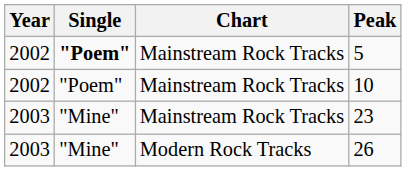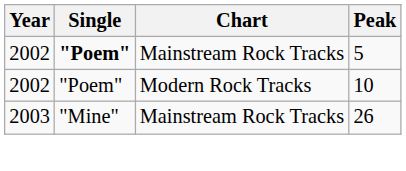(242, 85) Mainstream Rock Tracks -> (226, 85) Modern Rock Tracks
- row: (364, 117)
(226, 149) Modern Rock Tracks -> (242, 117) Mainstream Rock Tracks
